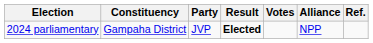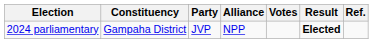columns swapped: (320, 13) <-> (242, 13)
